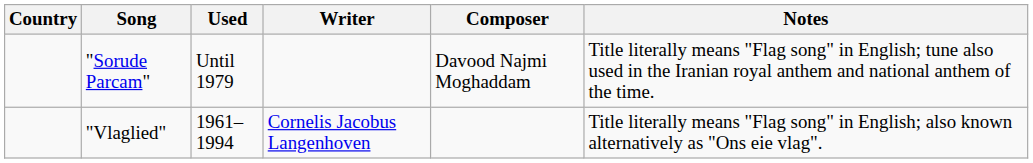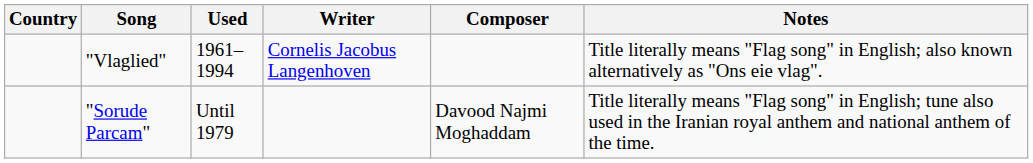rows swapped: (118, 70) <-> (126, 132)
